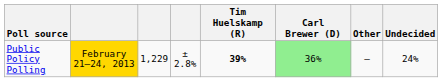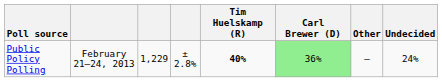(104, 59) gold background -> (104, 59) no background
(238, 59) 39% -> (238, 59) 40%
